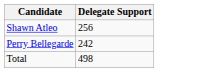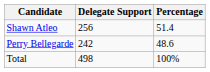+ column: (180, 12)
